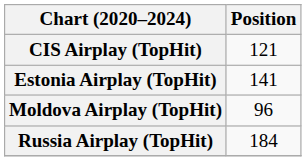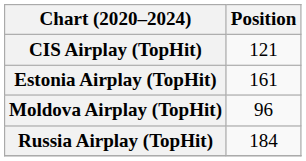(264, 79) 141 -> (264, 79) 161
